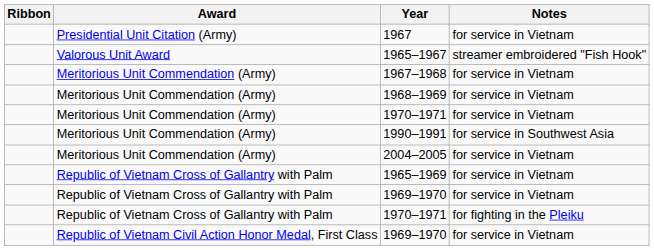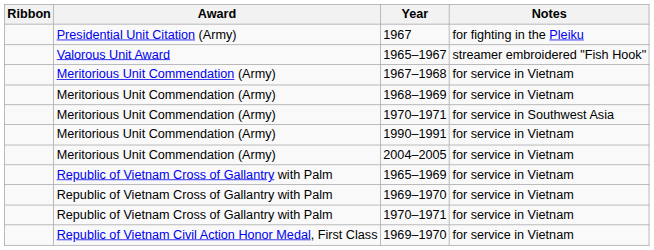(513, 34) for service in Vietnam -> (518, 34) for fighting in the Pleiku
(513, 114) for service in Vietnam -> (533, 114) for service in Southwest Asia
(533, 134) for service in Southwest Asia -> (513, 134) for service in Vietnam
(518, 214) for fighting in the Pleiku -> (513, 214) for service in Vietnam
